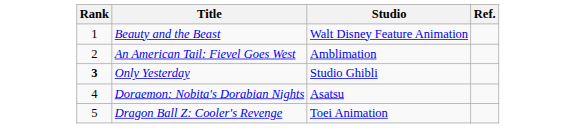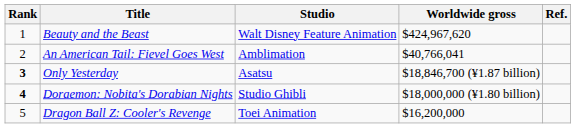+ column: (471, 14)
(344, 73) Studio Ghibli -> (255, 73) Asatsu
(94, 93) normal -> (23, 93) bold
(327, 93) Asatsu -> (272, 93) Studio Ghibli
